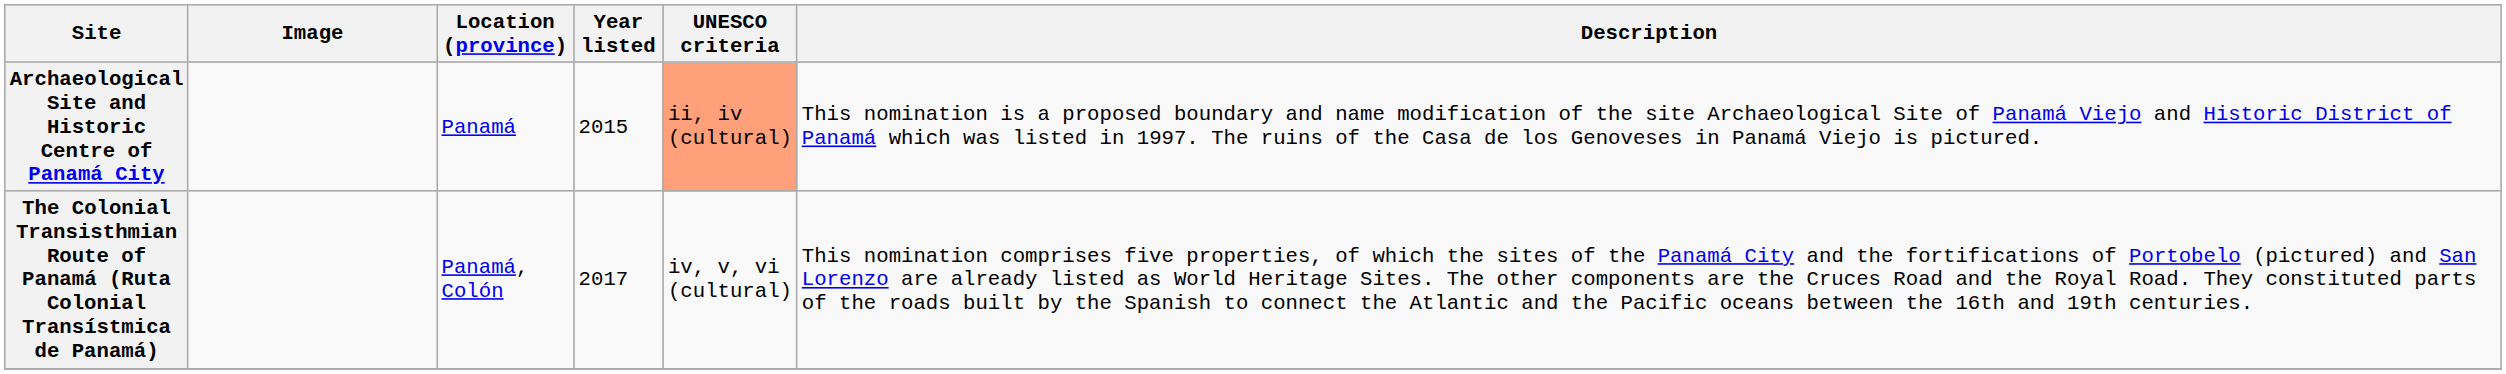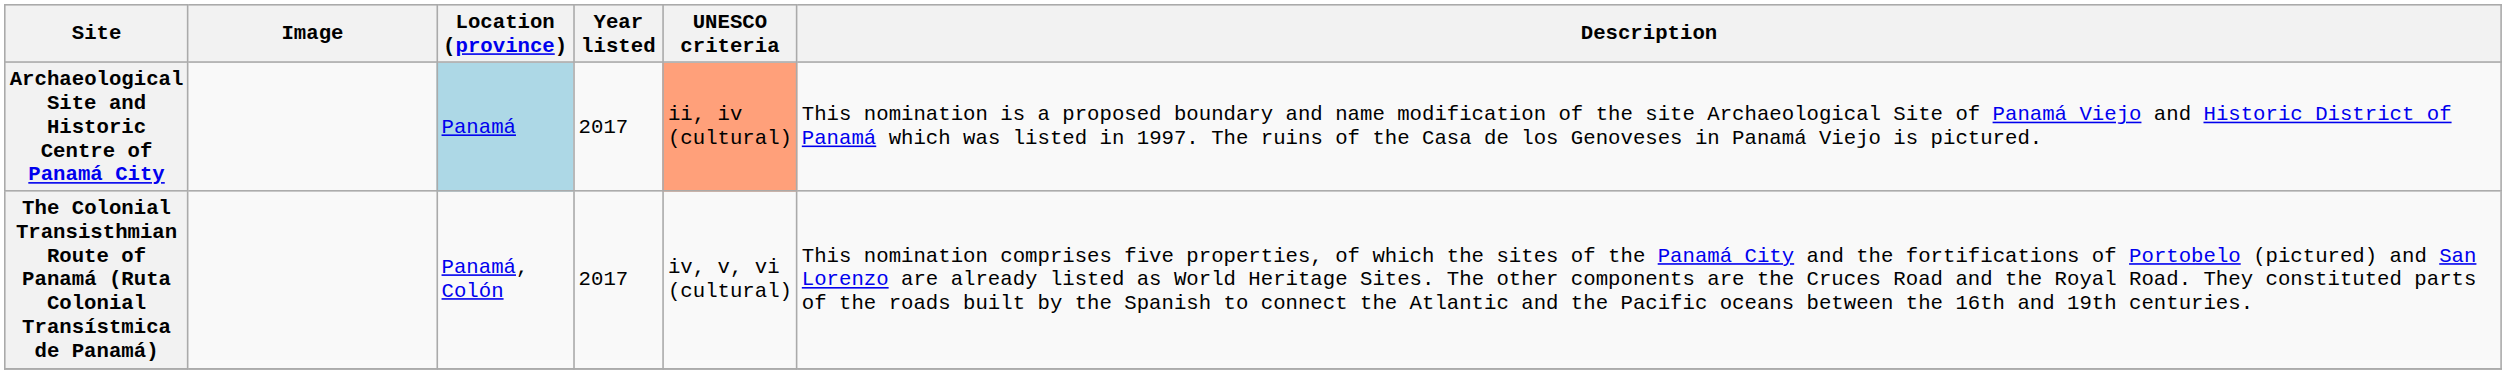(479, 127) no background -> (479, 127) lightblue background
(603, 127) 2015 -> (603, 127) 2017
